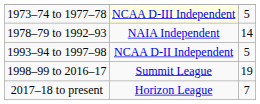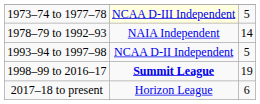(174, 71) normal -> (174, 71) bold
(247, 90) 7 -> (247, 90) 6
